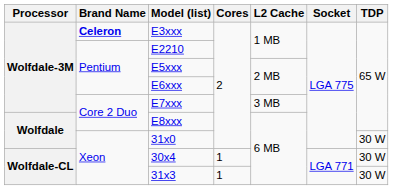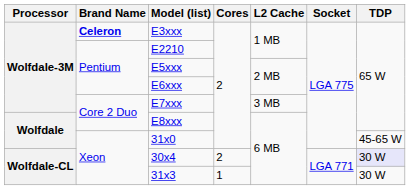(372, 139) 30 W -> (380, 139) 45-65 W
(219, 157) 1 -> (219, 157) 2
(372, 157) no background -> (372, 157) lavender background
